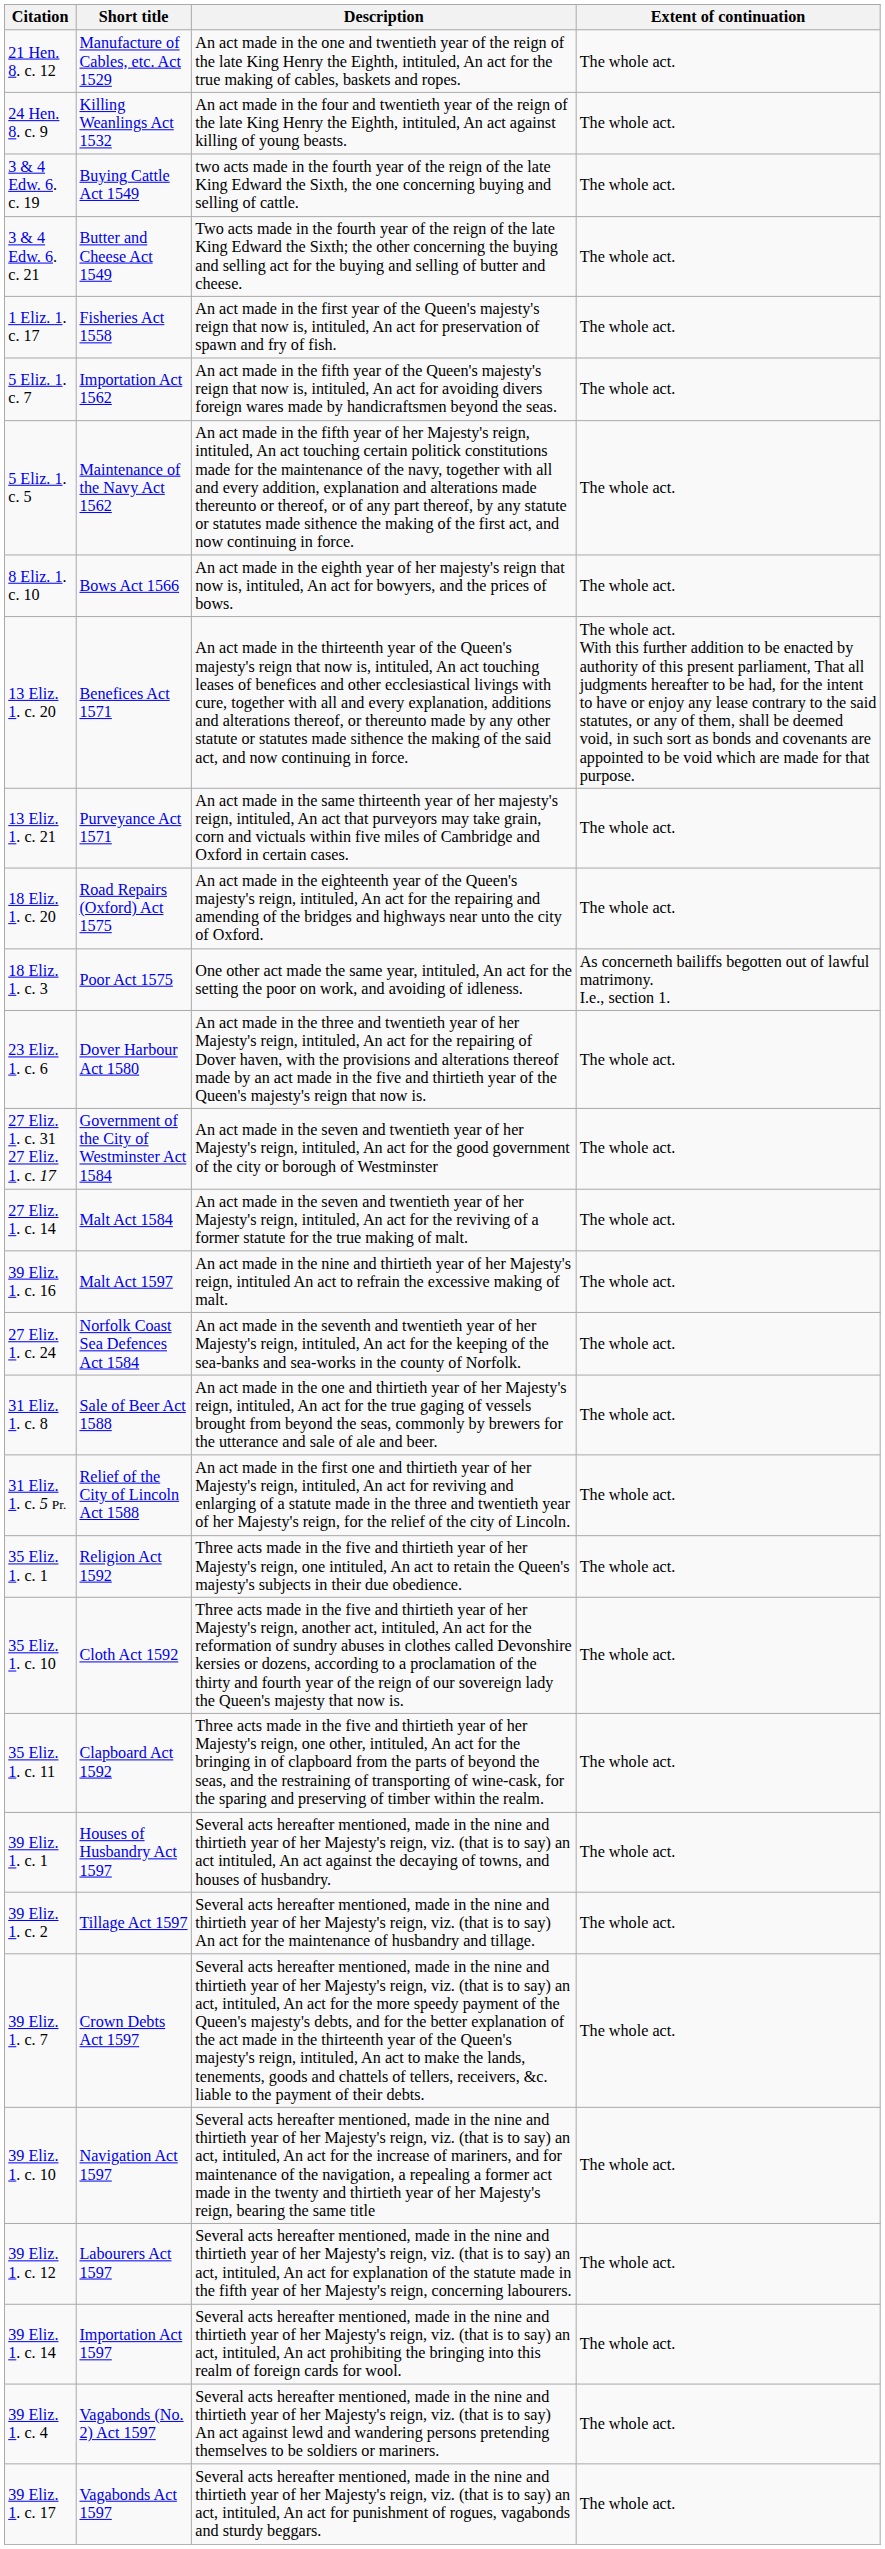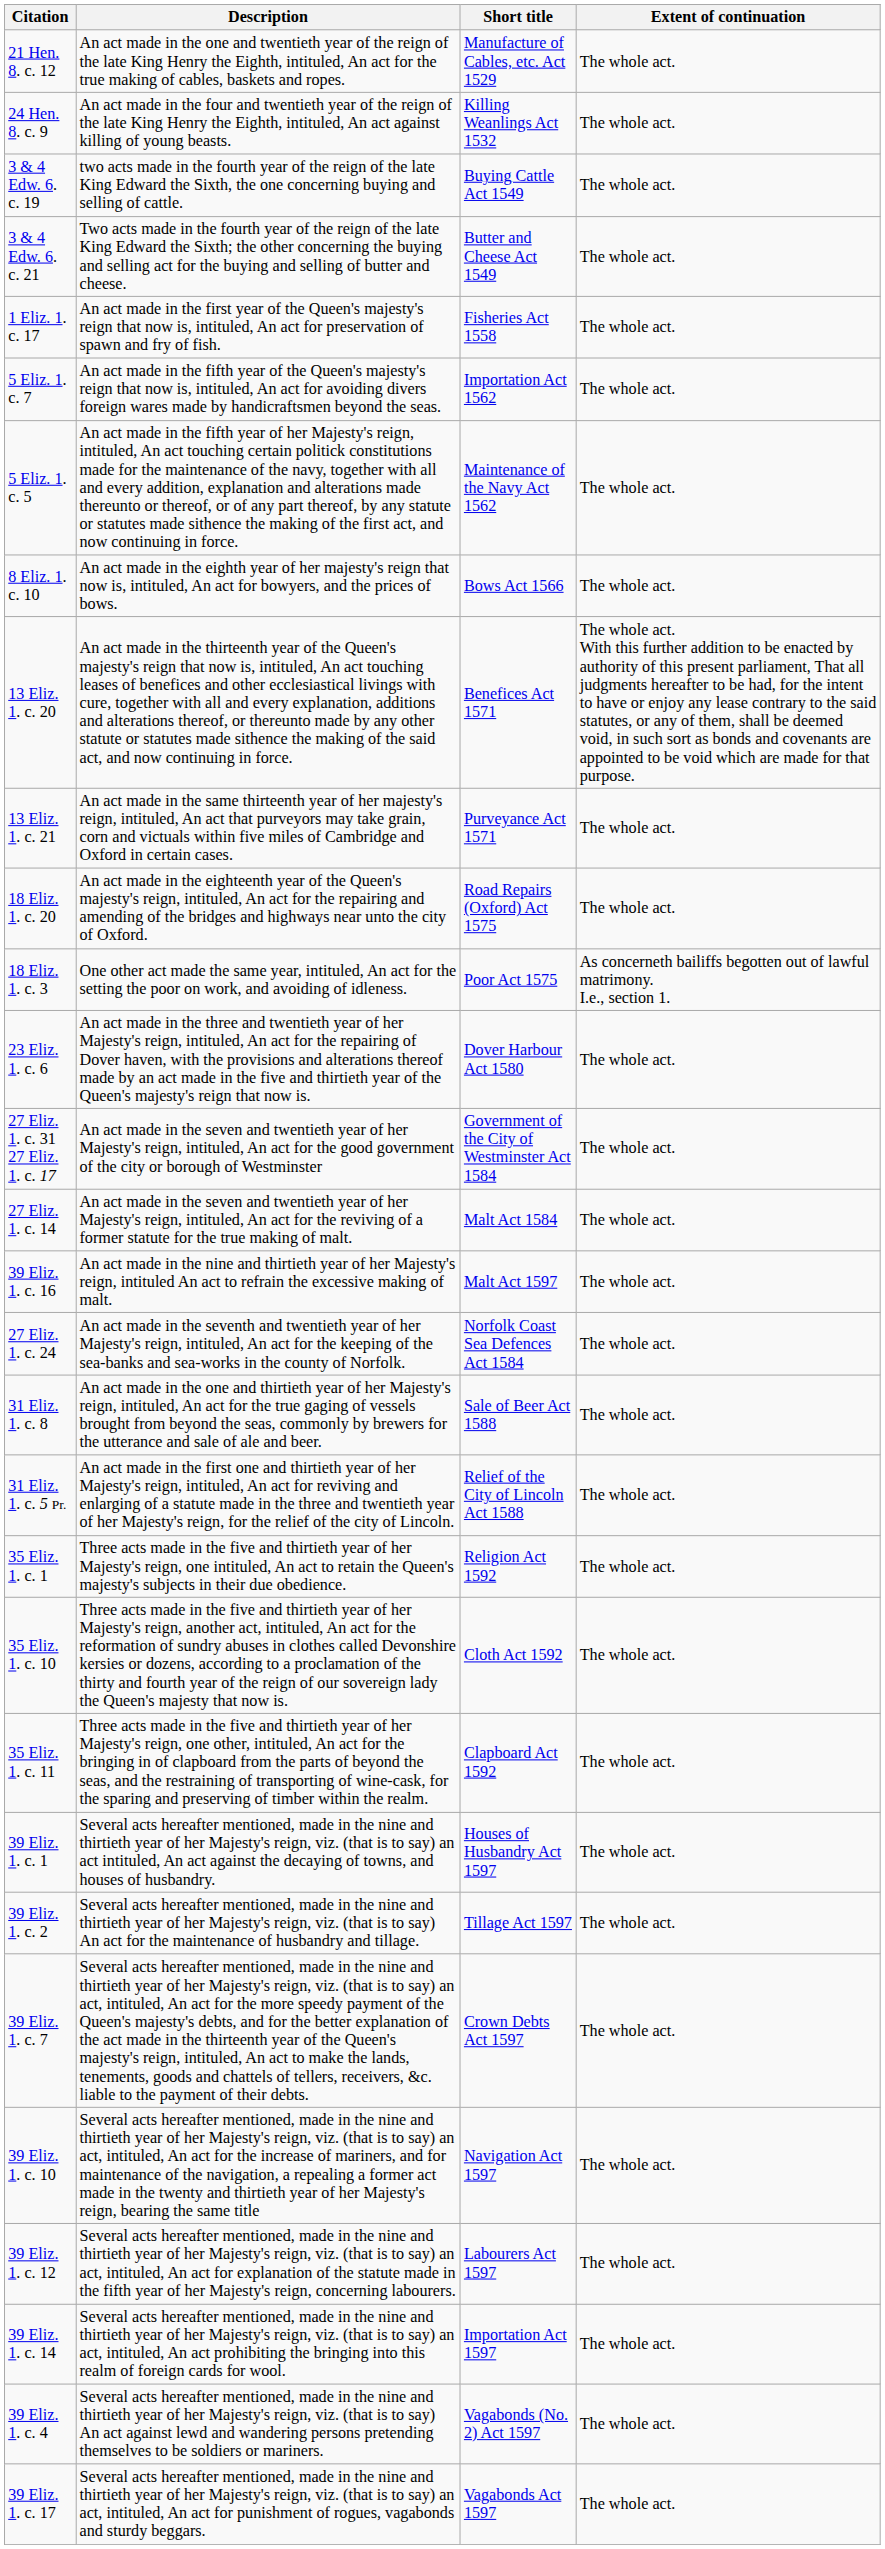columns swapped: (134, 17) <-> (384, 17)
